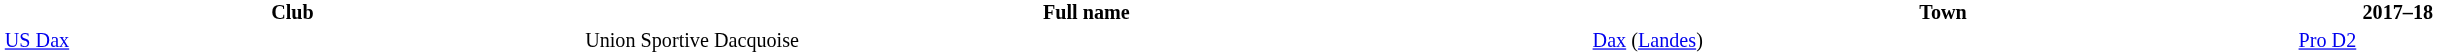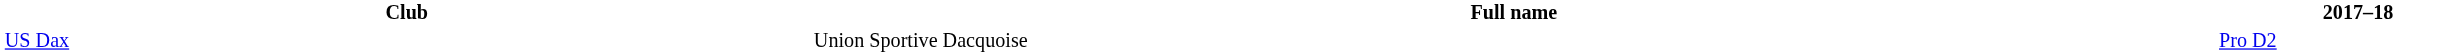- column: (1943, 12)
